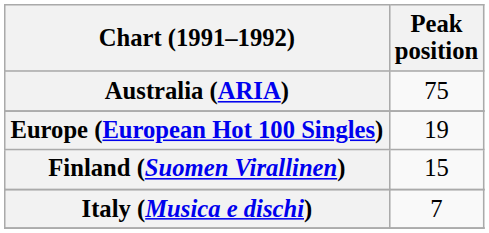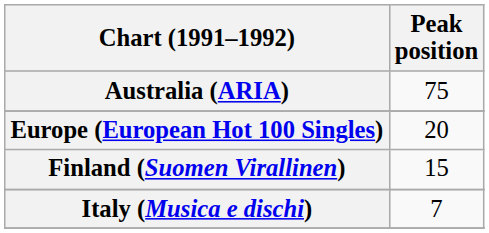(436, 129) 19 -> (436, 129) 20
